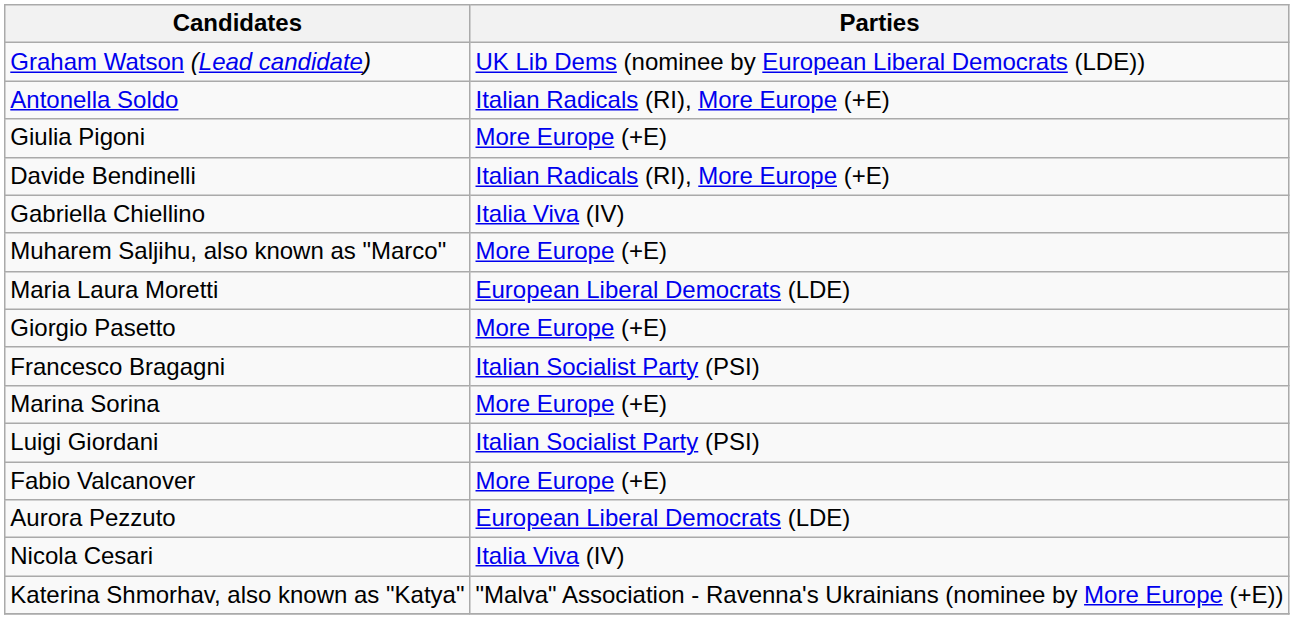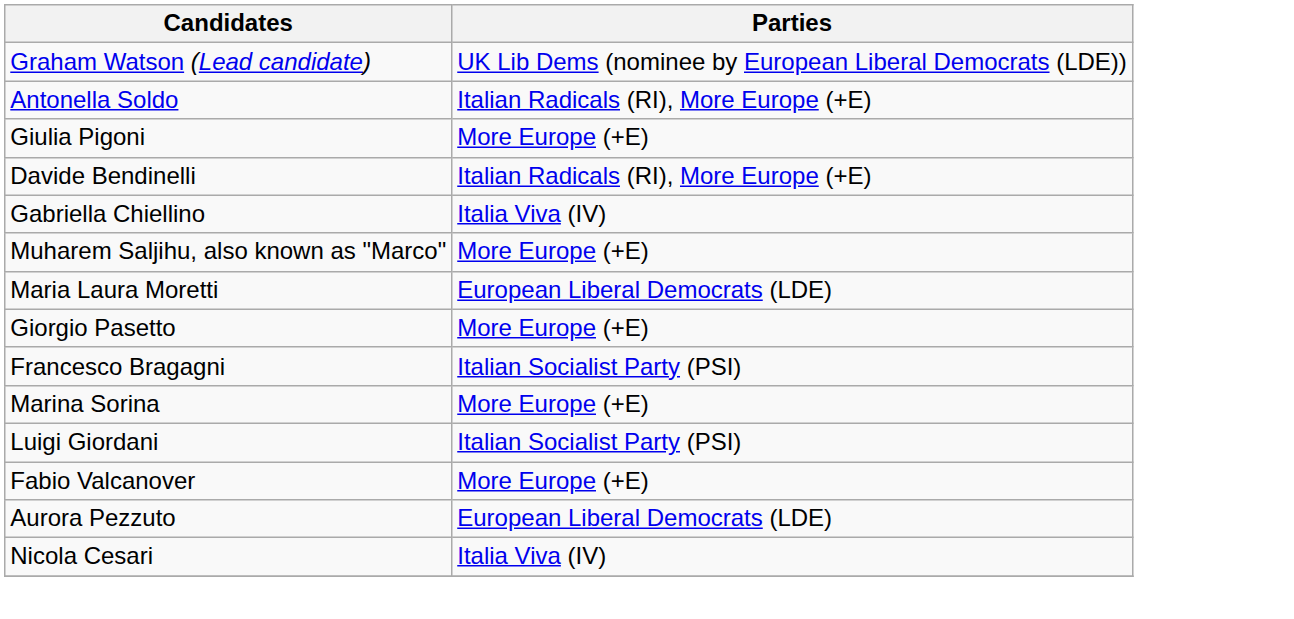- row: (237, 594)
